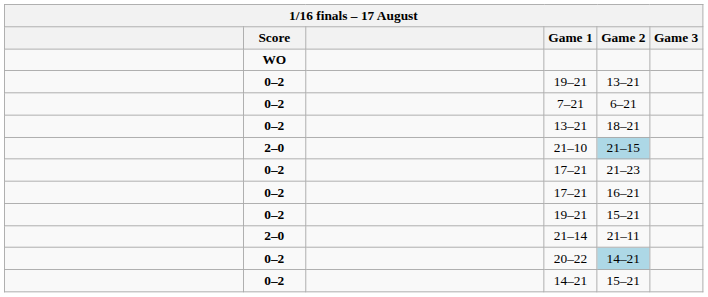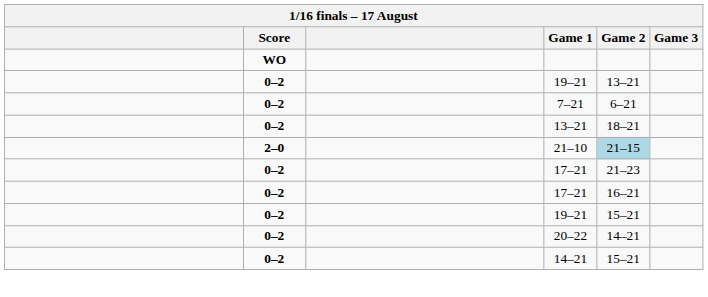- row: (274, 236)
(623, 258) lightblue background -> (623, 236) no background
